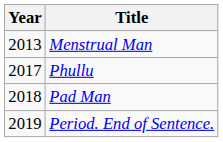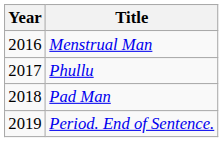(25, 44) 2013 -> (25, 44) 2016
